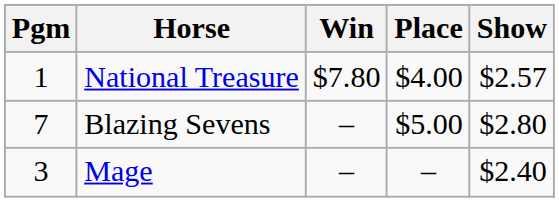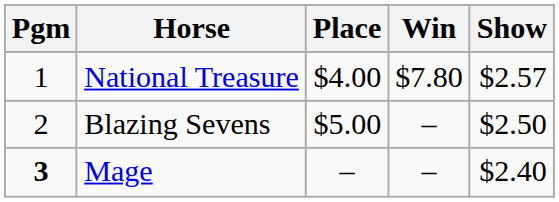columns swapped: (347, 28) <-> (429, 28)
(41, 123) 7 -> (41, 123) 2
(513, 123) $2.80 -> (513, 123) $2.50
(41, 171) normal -> (41, 171) bold
